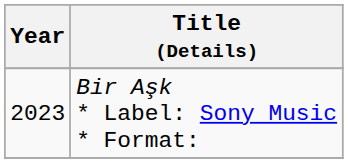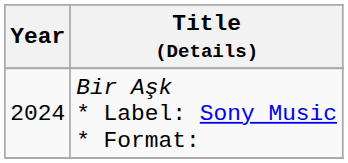(38, 114) 2023 -> (38, 114) 2024
